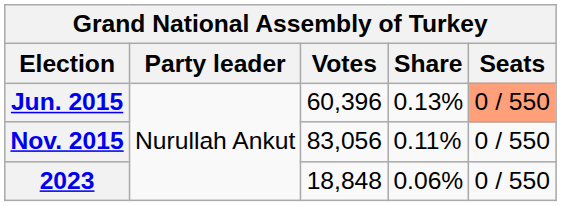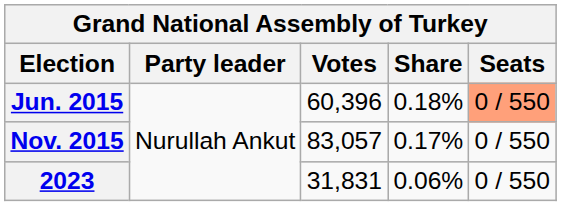(428, 102) 0.13% -> (428, 102) 0.18%
(344, 141) 83,056 -> (344, 141) 83,057
(427, 141) 0.11% -> (428, 141) 0.17%
(344, 180) 18,848 -> (344, 180) 31,831
